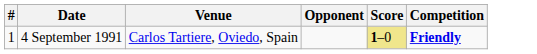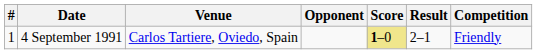+ column: (429, 15)
(435, 37) bold -> (478, 37) normal
